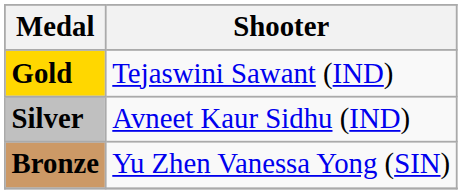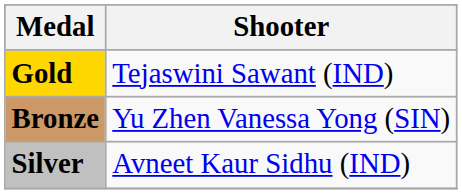rows swapped: (48, 118) <-> (55, 164)
